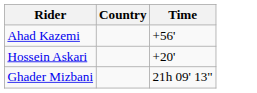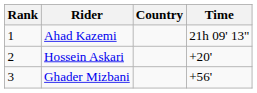+ column: (23, 14)
(164, 35) +56' -> (219, 35) 21h 09' 13"
(183, 77) 21h 09' 13" -> (201, 77) +56'
